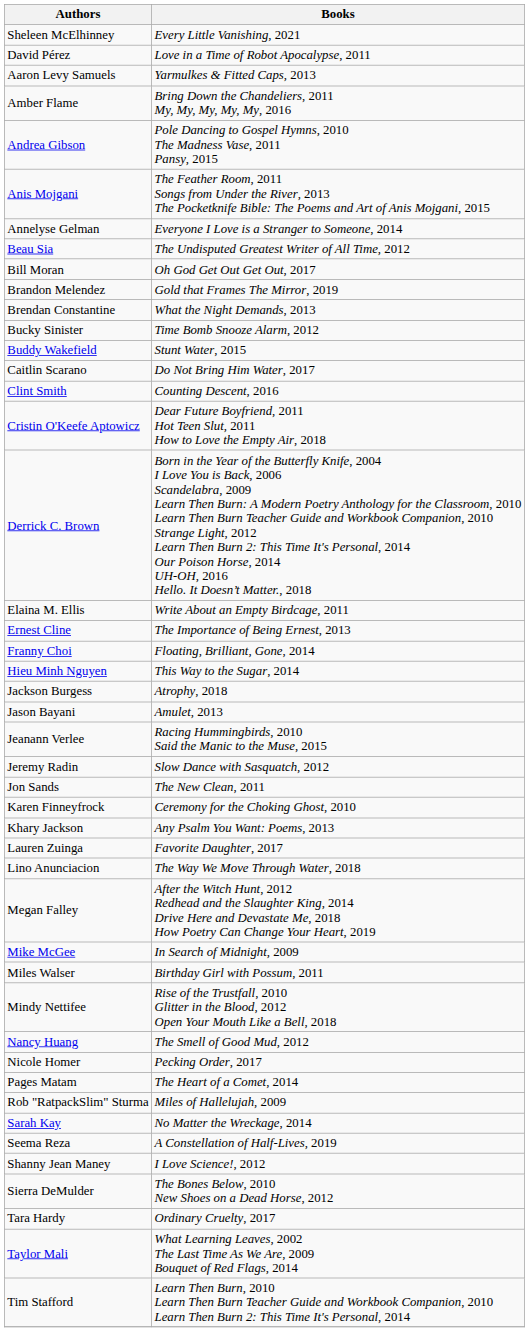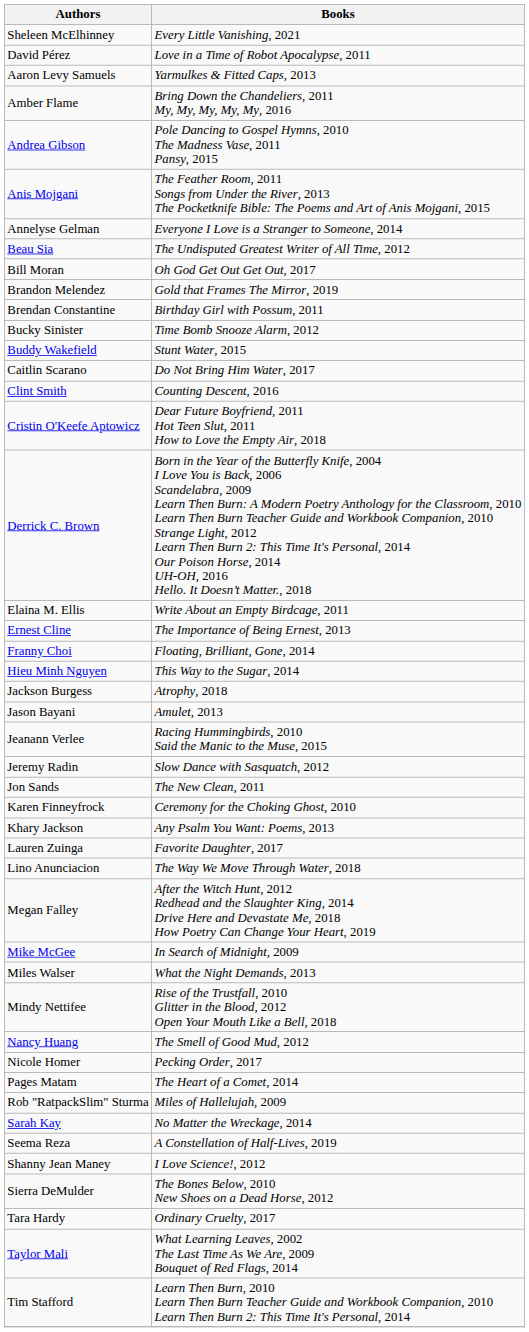(235, 309) What the Night Demands, 2013 -> (239, 309) Birthday Girl with Possum, 2011
(239, 972) Birthday Girl with Possum, 2011 -> (235, 972) What the Night Demands, 2013
